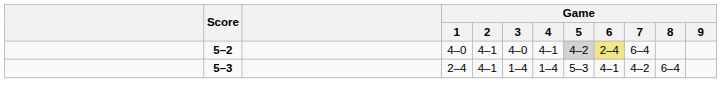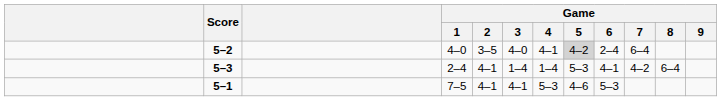(487, 50) 4–1 -> (487, 50) 3–5
(609, 50) khaki background -> (609, 50) no background
+ row: (223, 86)
